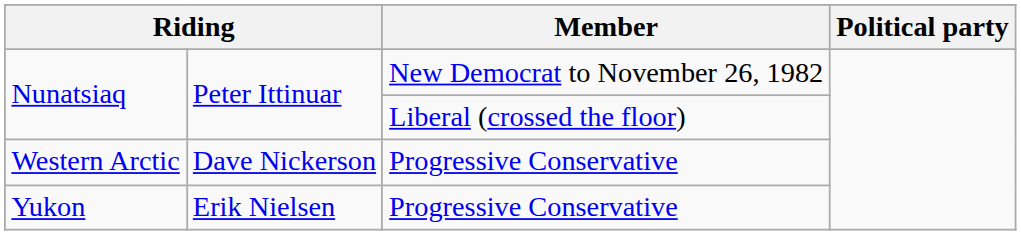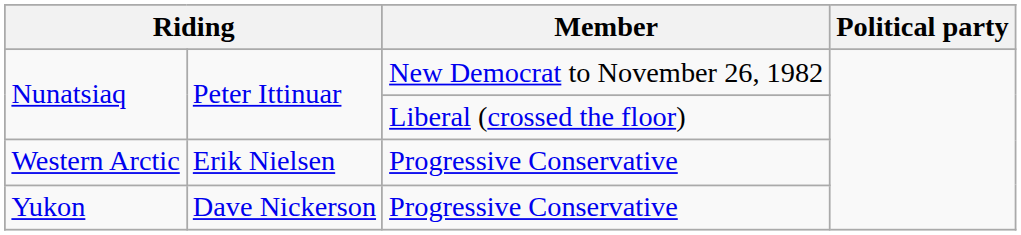(284, 161) Dave Nickerson -> (264, 161) Erik Nielsen
(264, 206) Erik Nielsen -> (284, 206) Dave Nickerson
